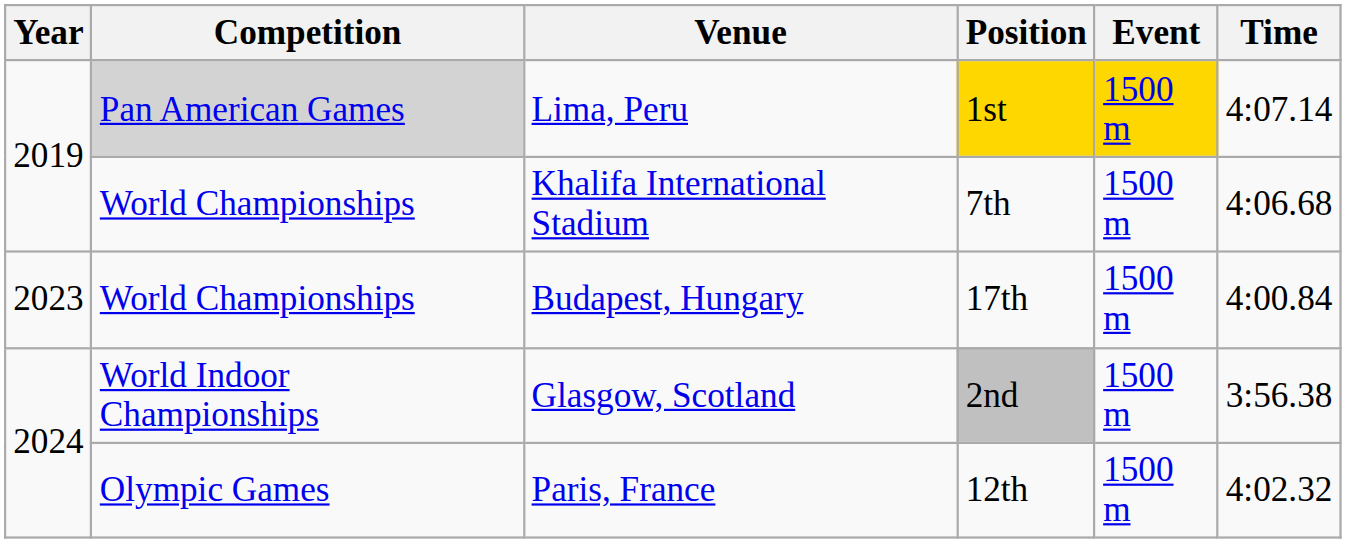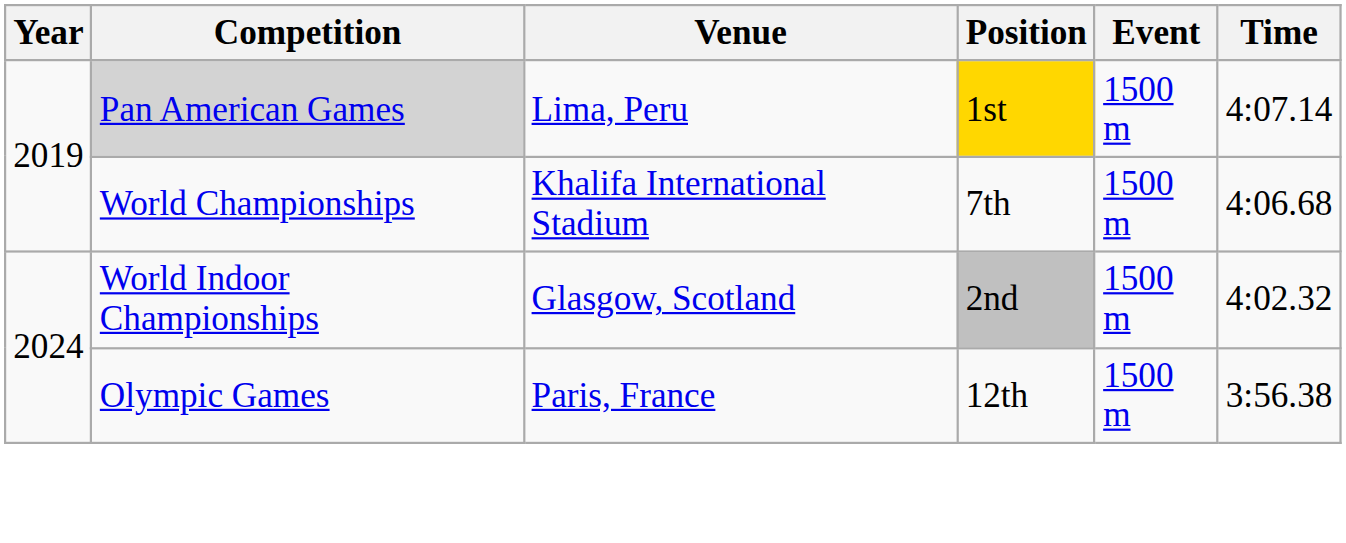(1138, 108) gold background -> (1138, 108) no background
- row: (667, 298)
(1279, 394) 3:56.38 -> (1279, 298) 4:02.32
(1279, 489) 4:02.32 -> (1279, 394) 3:56.38
